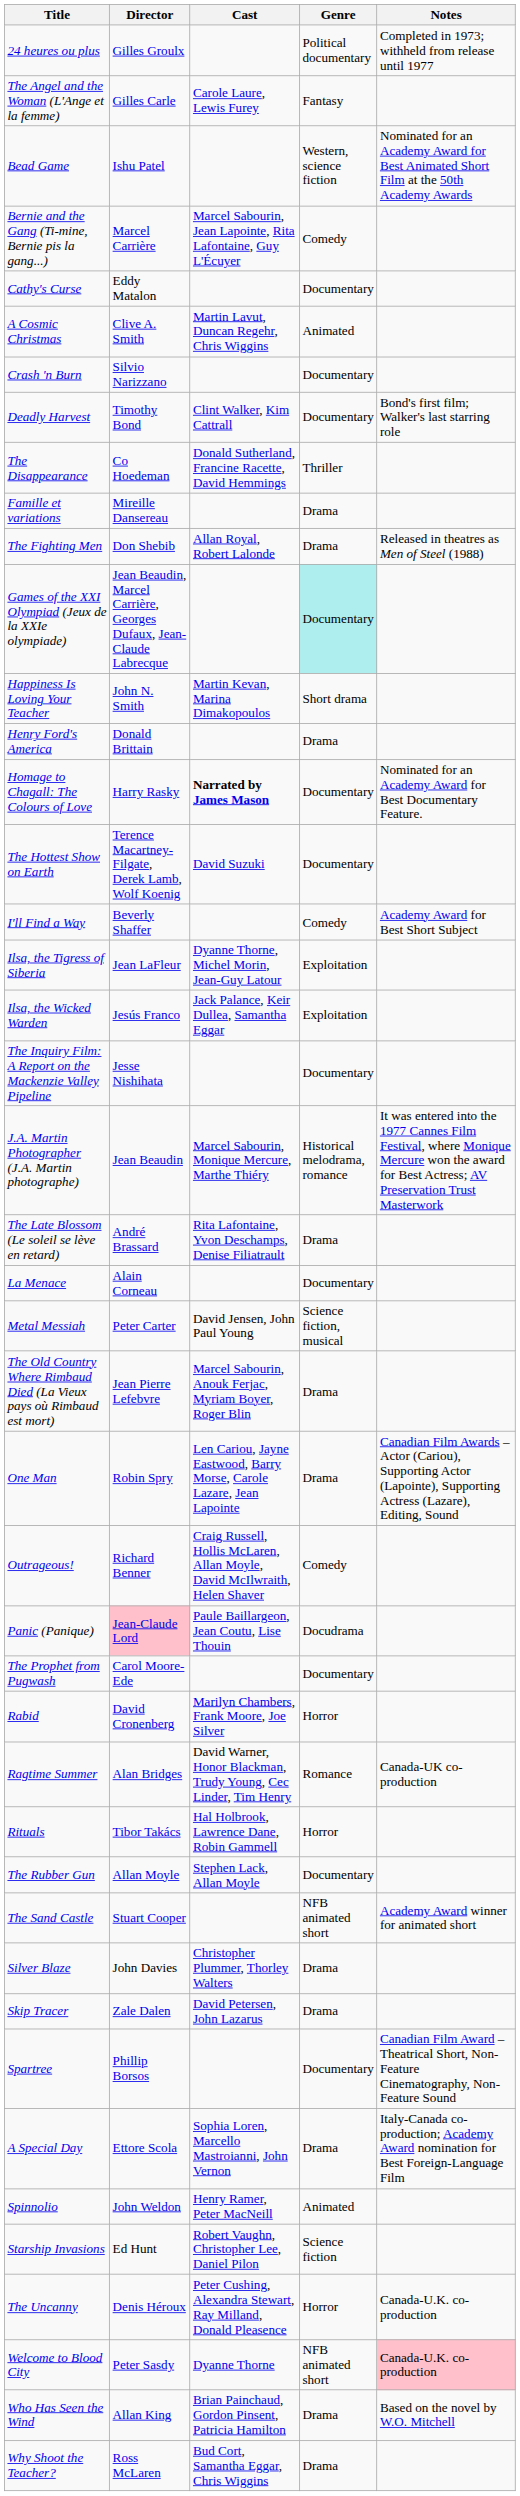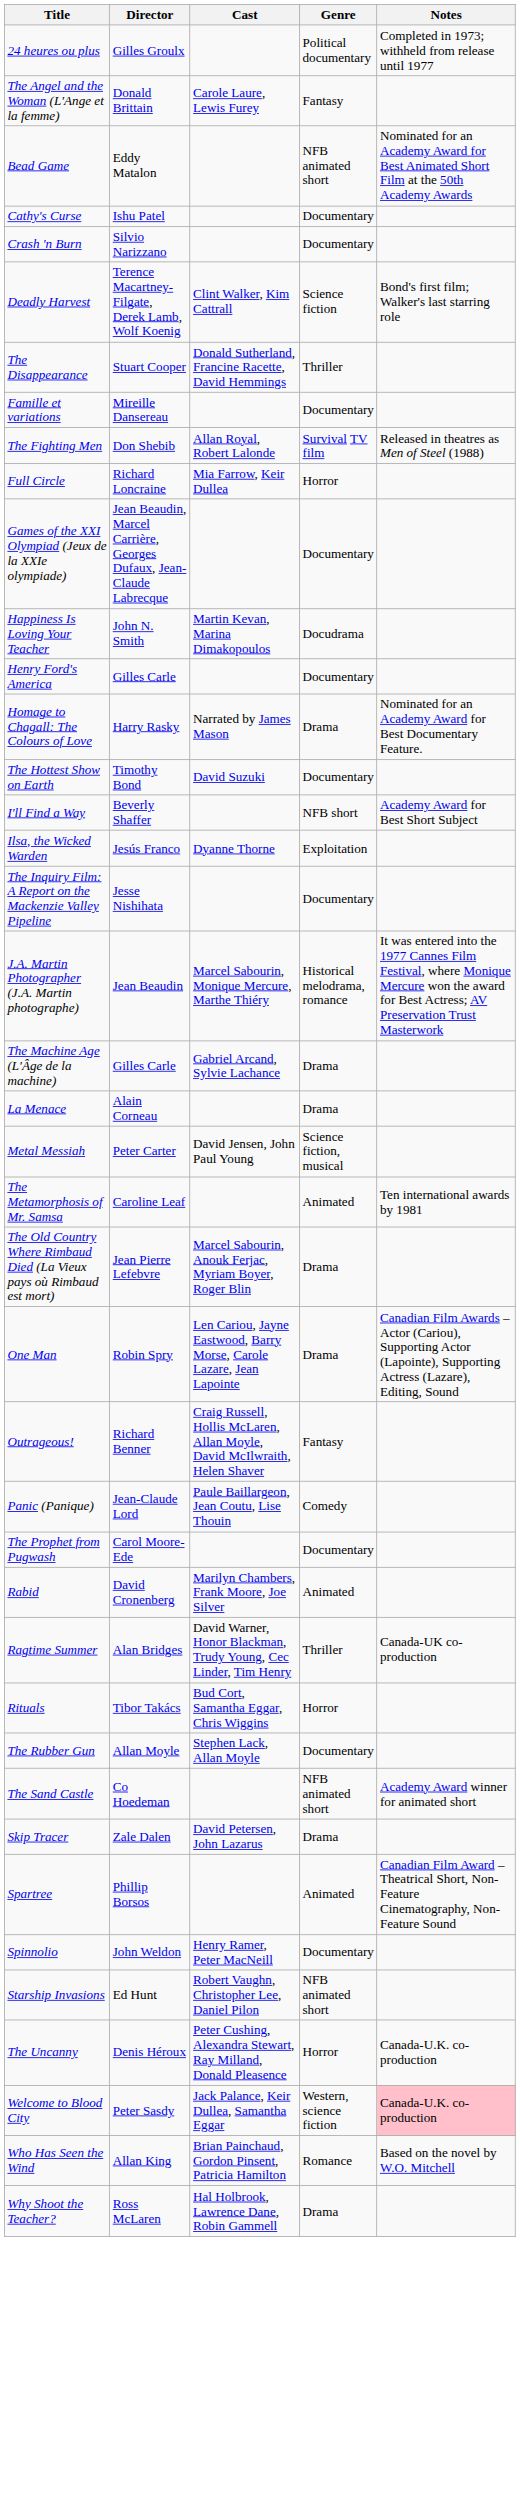(144, 100) Gilles Carle -> (133, 100) Donald Brittain
(139, 165) Ishu Patel -> (135, 165) Eddy Matalon
(325, 165) Western, science fiction -> (327, 165) NFB animated short
- row: (48, 238)
(134, 288) Eddy Matalon -> (139, 216) Ishu Patel
- row: (34, 331)
(135, 417) Timothy Bond -> (147, 302) Terence Macartney-Filgate, Derek Lamb, Wolf Koenig
(338, 417) Documentary -> (323, 302) Science fiction
(141, 467) Co Hoedeman -> (149, 367) Stuart Cooper
(320, 510) Drama -> (338, 410) Documentary
(320, 546) Drama -> (335, 445) Survival TV film
+ row: (36, 481)
(338, 618) paleturquoise background -> (338, 553) no background
(335, 698) Short drama -> (333, 633) Docudrama
(133, 741) Donald Brittain -> (144, 676) Gilles Carle
(320, 741) Drama -> (338, 676) Documentary
(231, 791) bold -> (242, 726) normal
(338, 791) Documentary -> (320, 726) Drama
(147, 864) Terence Macartney-Filgate, Derek Lamb, Wolf Koenig -> (135, 777) Timothy Bond
(325, 922) Comedy -> (330, 812) NFB short
- row: (56, 965)
(242, 1015) Jack Palance, Keir Dullea, Samantha Eggar -> (234, 848) Dyanne Thorne
- row: (54, 1240)
+ row: (54, 1065)
(338, 1283) Documentary -> (320, 1108) Drama
+ row: (55, 1201)
(325, 1565) Comedy -> (323, 1441) Fantasy
(145, 1630) pink background -> (145, 1506) no background
(333, 1630) Docudrama -> (325, 1506) Comedy
(320, 1716) Horror -> (328, 1592) Animated
(327, 1774) Romance -> (323, 1650) Thriller
(236, 1832) Hal Holbrook, Lawrence Dane, Robin Gammell -> (238, 1707) Bud Cort, Samantha Eggar, Chris Wiggins
(149, 1917) Stuart Cooper -> (141, 1793) Co Hoedeman
- row: (39, 1968)
(338, 2068) Documentary -> (328, 1894) Animated
- row: (45, 2148)
(328, 2206) Animated -> (338, 1952) Documentary
(323, 2249) Science fiction -> (327, 1995) NFB animated short
(234, 2364) Dyanne Thorne -> (242, 2110) Jack Palance, Keir Dullea, Samantha Eggar
(326, 2364) NFB animated short -> (325, 2110) Western, science fiction
(320, 2415) Drama -> (327, 2160) Romance
(238, 2465) Bud Cort, Samantha Eggar, Chris Wiggins -> (236, 2211) Hal Holbrook, Lawrence Dane, Robin Gammell
